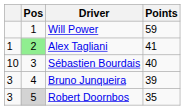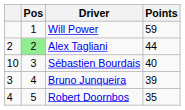(10, 47) 1 -> (10, 47) 2
(151, 47) 41 -> (151, 47) 44
(10, 97) 3 -> (10, 97) 4
(33, 97) lightgrey background -> (33, 97) no background
